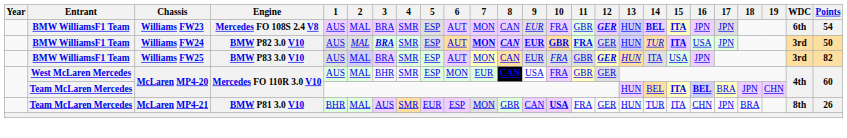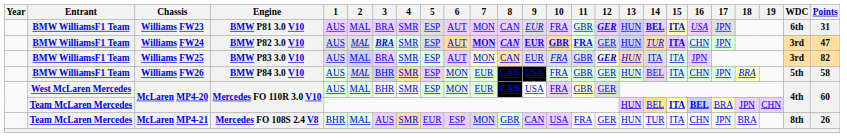(267, 27) Mercedes FO 108S 2.4 V8 -> (267, 27) BMW P81 3.0 V10
(702, 27) JPN -> (699, 27) USA
(828, 27) 54 -> (825, 27) 31
(702, 42) USA -> (699, 42) CHN
(828, 42) 50 -> (825, 42) 47
(678, 58) USA -> (677, 58) ITA
+ row: (81, 73)
(267, 104) BMW P81 3.0 V10 -> (267, 120) Mercedes FO 108S 2.4 V8
(559, 104) bold -> (559, 120) normal
